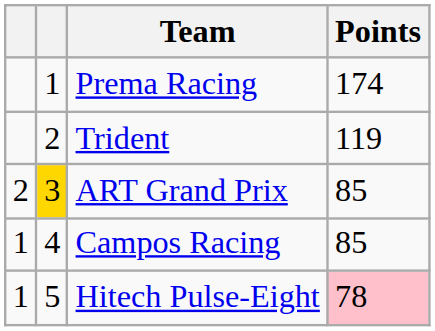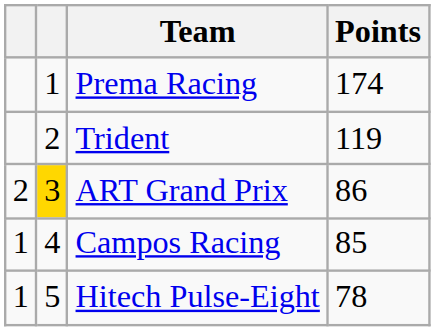(351, 190) 85 -> (351, 190) 86
(351, 296) pink background -> (351, 296) no background
